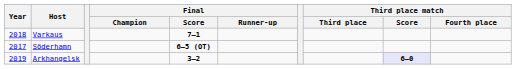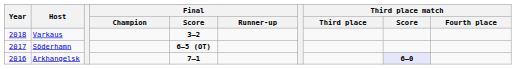(194, 34) 7–1 -> (194, 34) 3–2
(18, 58) 2019 -> (18, 58) 2016
(194, 58) 3–2 -> (194, 58) 7–1
